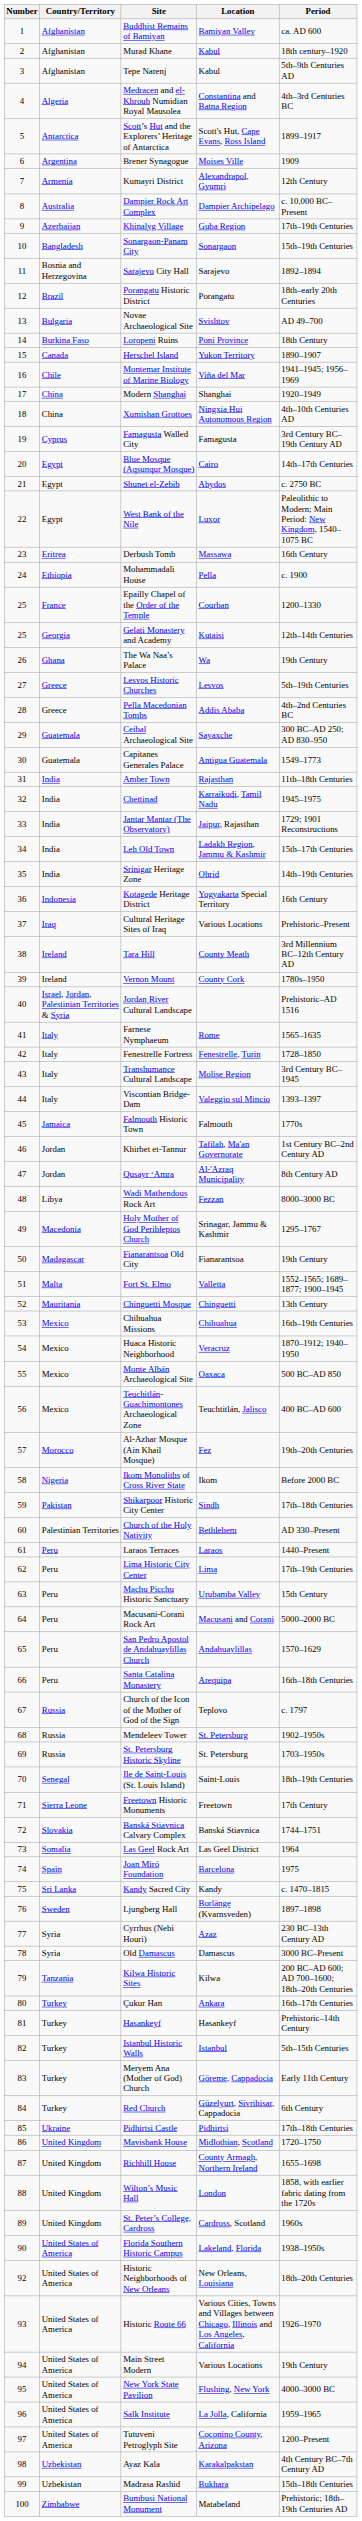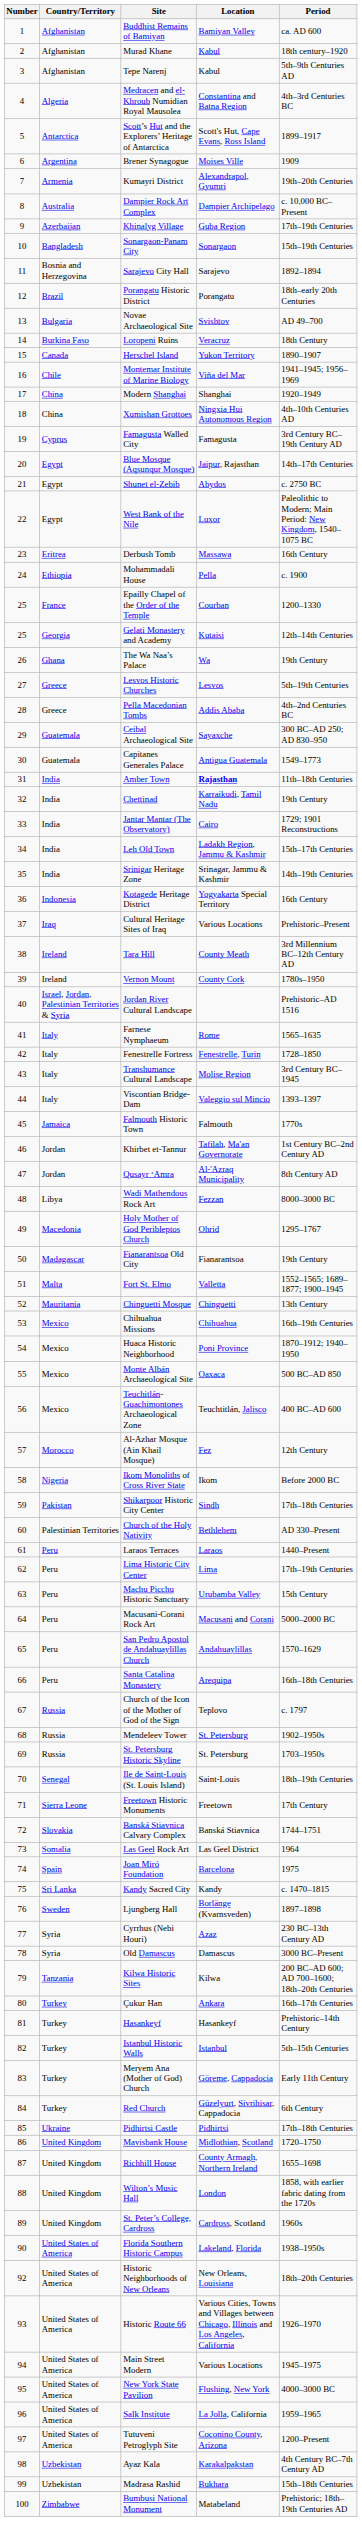(304, 181) 12th Century -> (317, 181) 19th–20th Centuries
(223, 340) Poni Province -> (214, 340) Veracruz
(208, 464) Cairo -> (229, 464) Jaipur, Rajasthan
(216, 779) normal -> (218, 779) bold
(301, 799) 1945–1975 -> (304, 799) 19th Century
(229, 824) Jaipur, Rajasthan -> (208, 824) Cairo
(209, 874) Ohrid -> (233, 874) Srinagar, Jammu & Kashmir
(233, 1229) Srinagar, Jammu & Kashmir -> (209, 1229) Ohrid
(214, 1349) Veracruz -> (223, 1349) Poni Province
(317, 1450) 19th–20th Centuries -> (304, 1450) 12th Century
(304, 2364) 19th Century -> (301, 2364) 1945–1975
